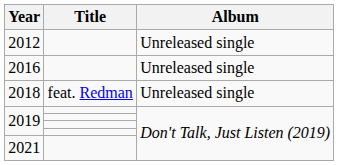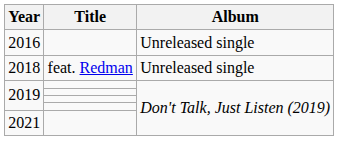- row: (24, 42)
